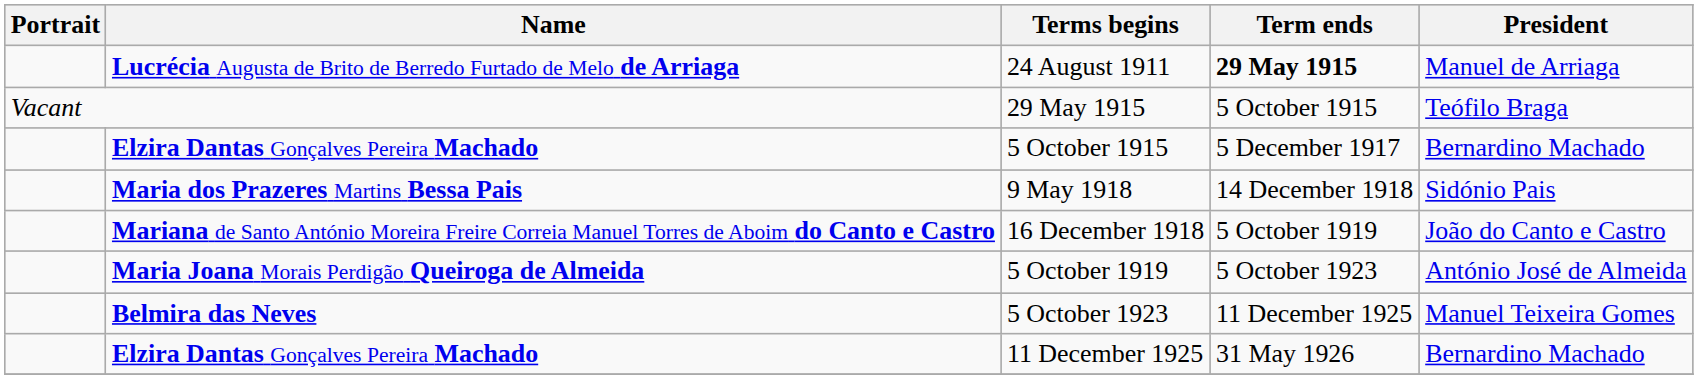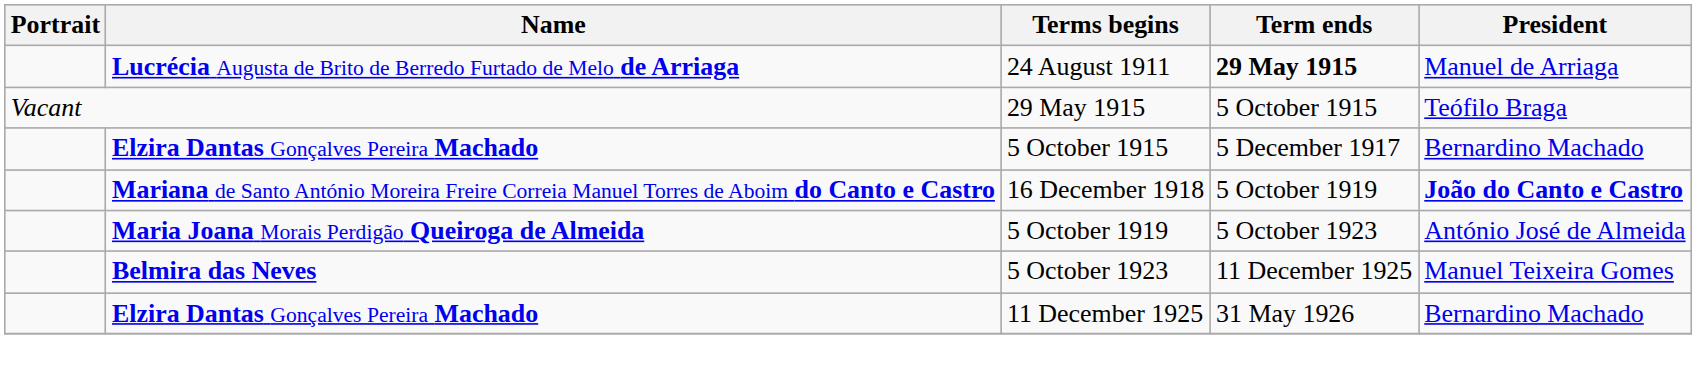- row: (1070, 189)
(1545, 230) normal -> (1554, 189) bold
